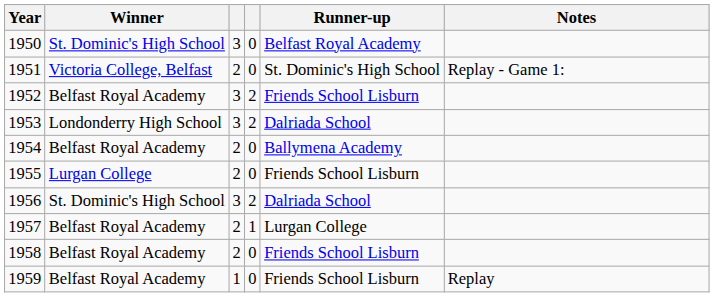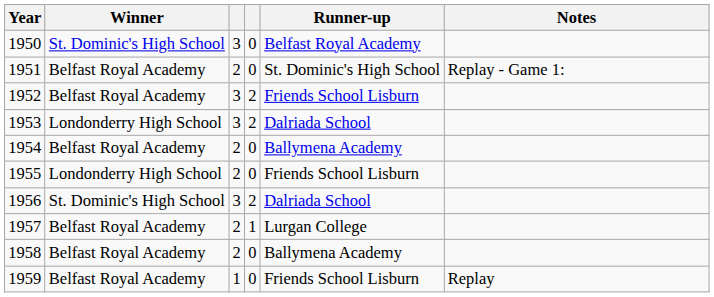(131, 69) Victoria College, Belfast -> (127, 69) Belfast Royal Academy
(100, 174) Lurgan College -> (135, 174) Londonderry High School
(342, 252) Friends School Lisburn -> (333, 252) Ballymena Academy
